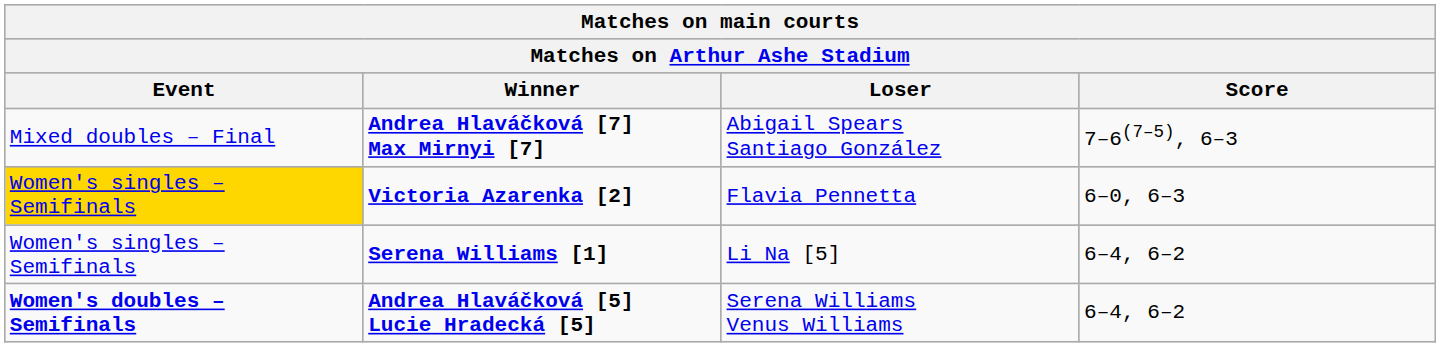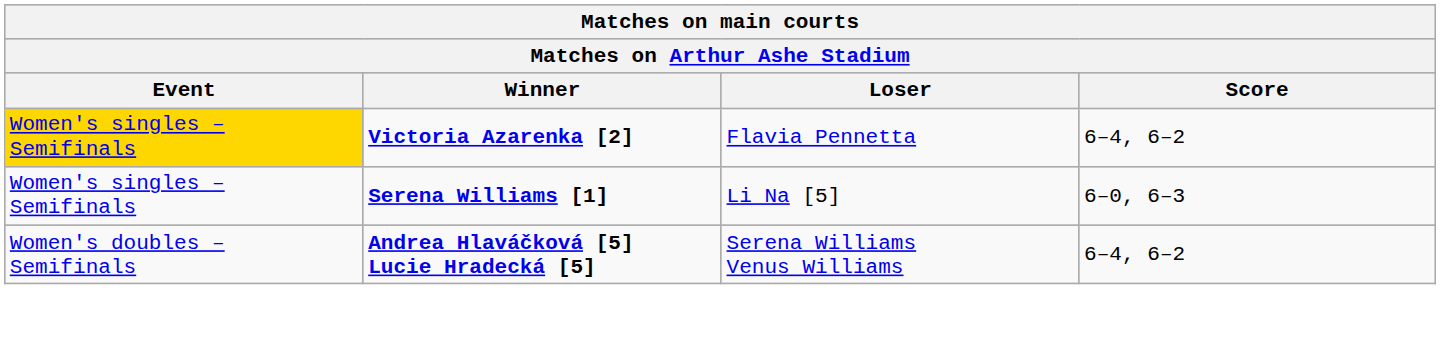- row: (501, 137)
(1135, 196) 6–0, 6–3 -> (1135, 137) 6–4, 6–2
(1135, 254) 6–4, 6–2 -> (1135, 196) 6–0, 6–3
(117, 313) bold -> (117, 254) normal
